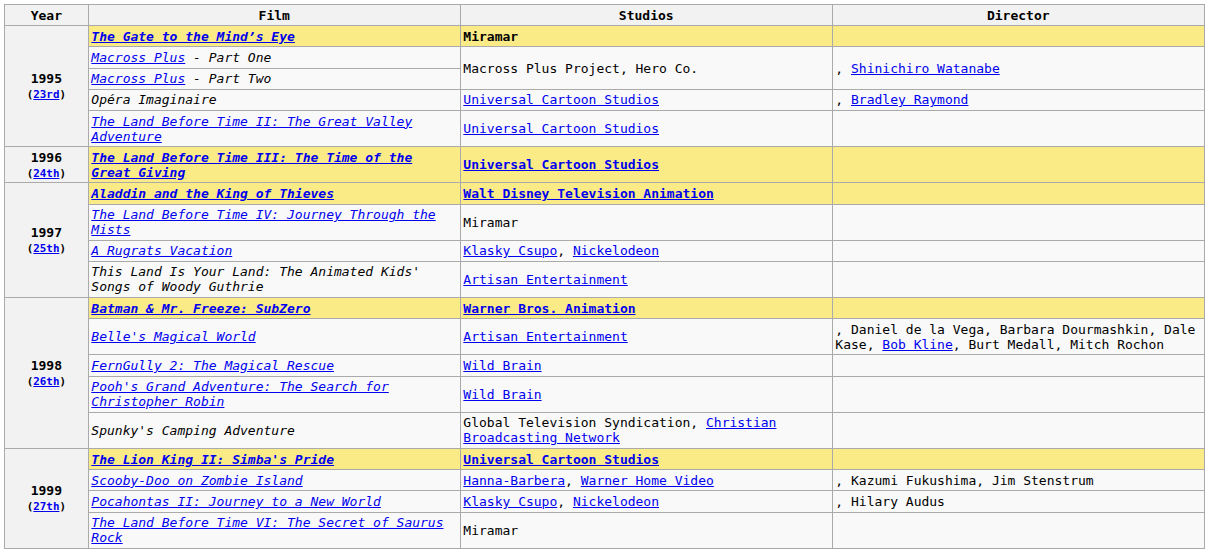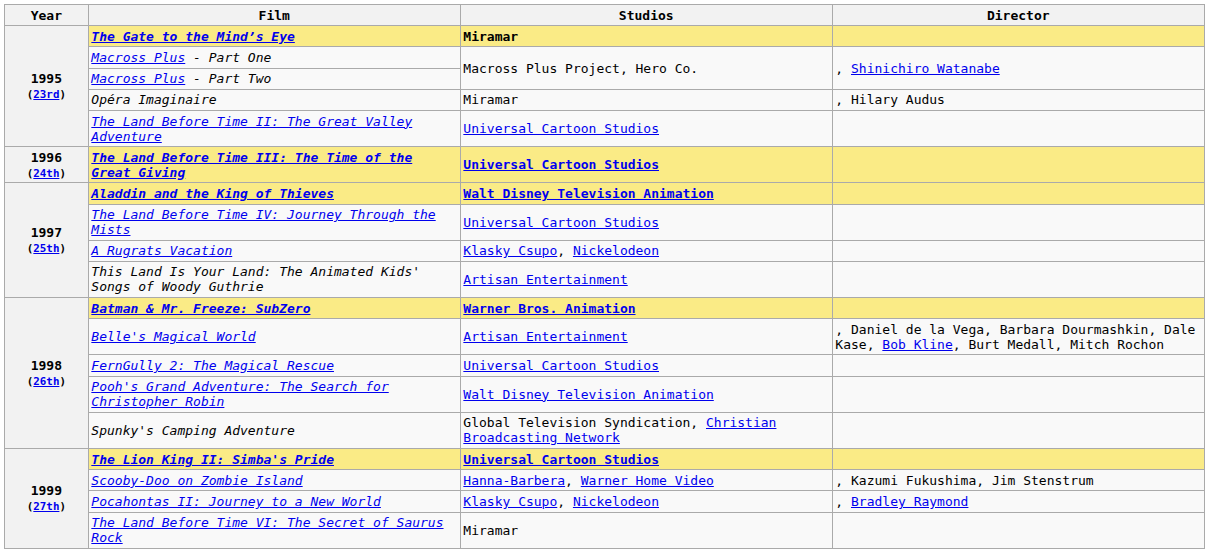(561, 100) Universal Cartoon Studios -> (491, 100) Miramar
(902, 100) , Bradley Raymond -> (890, 100) , Hilary Audus
(491, 222) Miramar -> (561, 222) Universal Cartoon Studios
(502, 366) Wild Brain -> (561, 366) Universal Cartoon Studios
(502, 394) Wild Brain -> (589, 394) Walt Disney Television Animation
(890, 501) , Hilary Audus -> (902, 501) , Bradley Raymond
